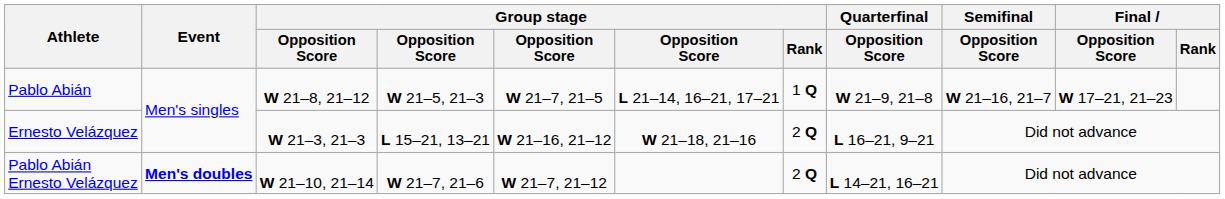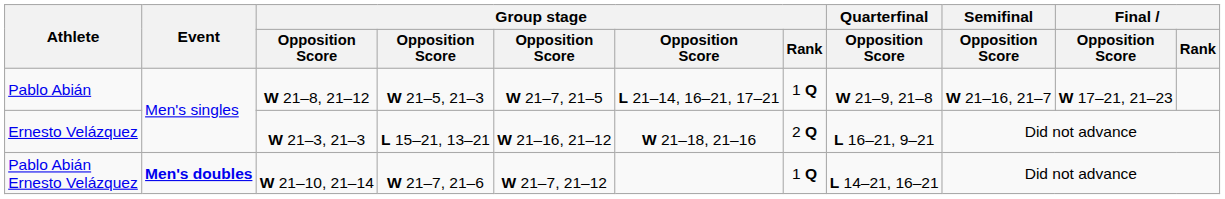(805, 174) 2 Q -> (805, 174) 1 Q
